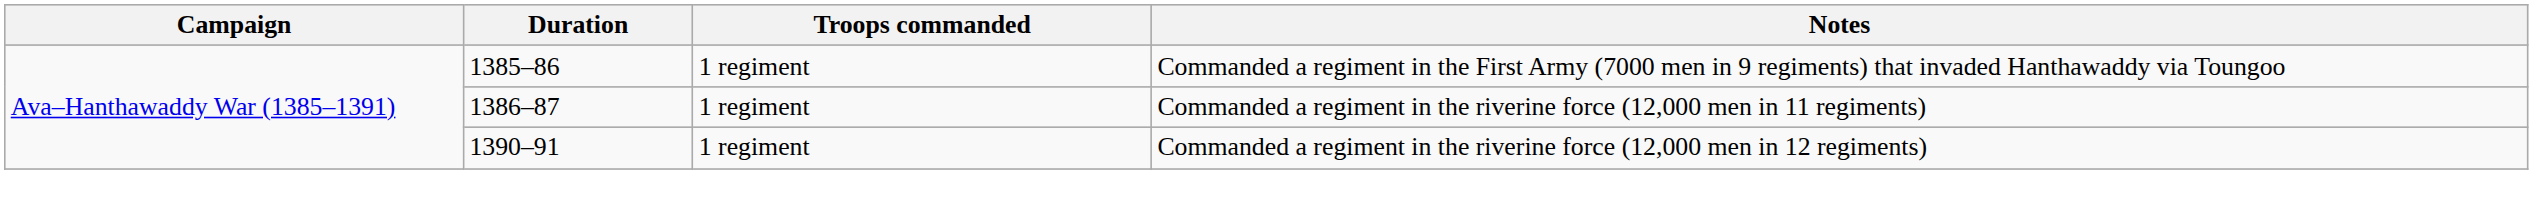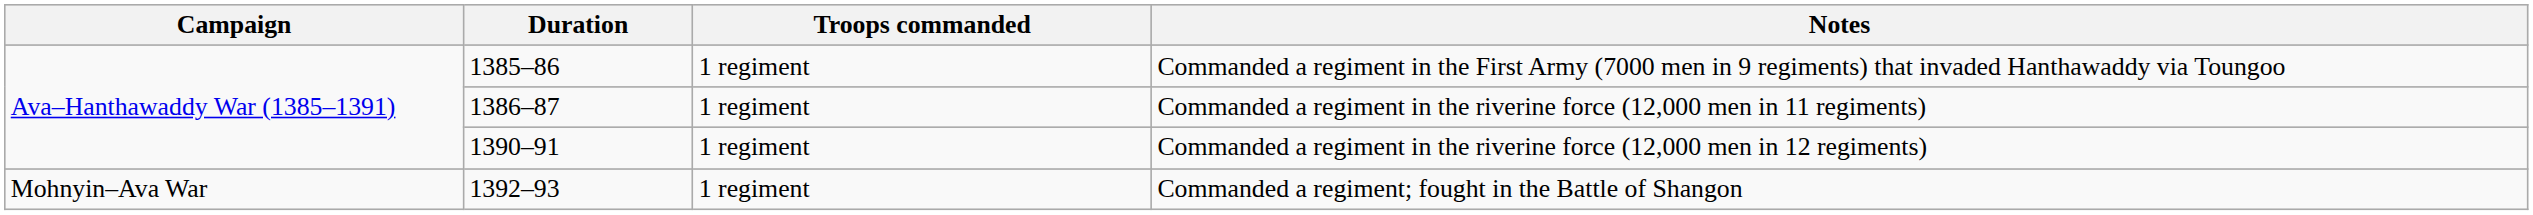+ row: (1450, 188)
